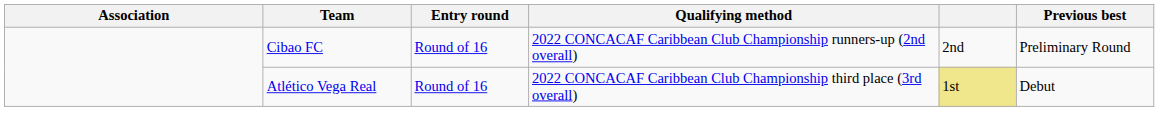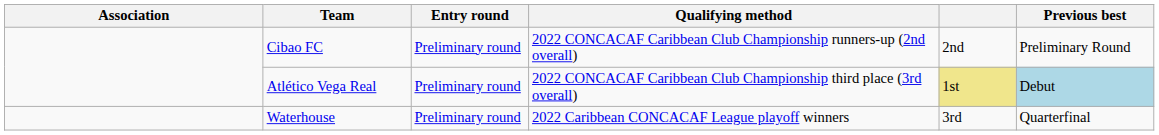(451, 47) Round of 16 -> (468, 47) Preliminary round
(451, 86) Round of 16 -> (468, 86) Preliminary round
(1037, 86) no background -> (1037, 86) lightblue background
+ row: (301, 118)
